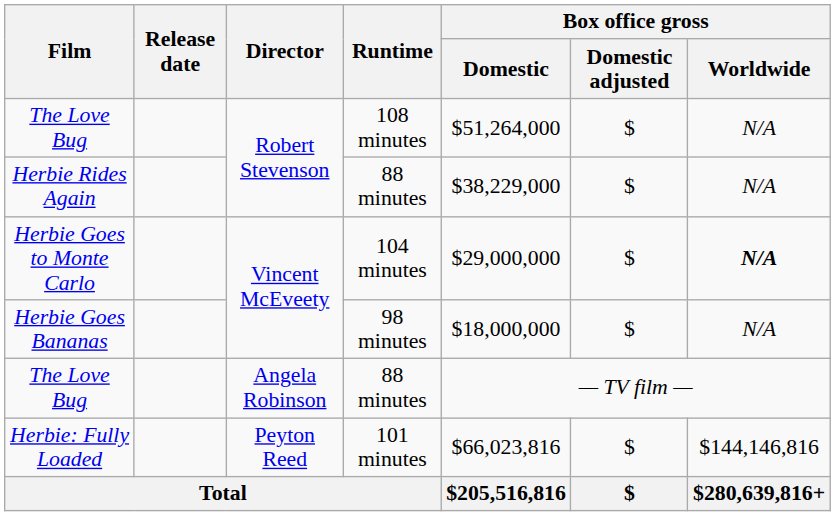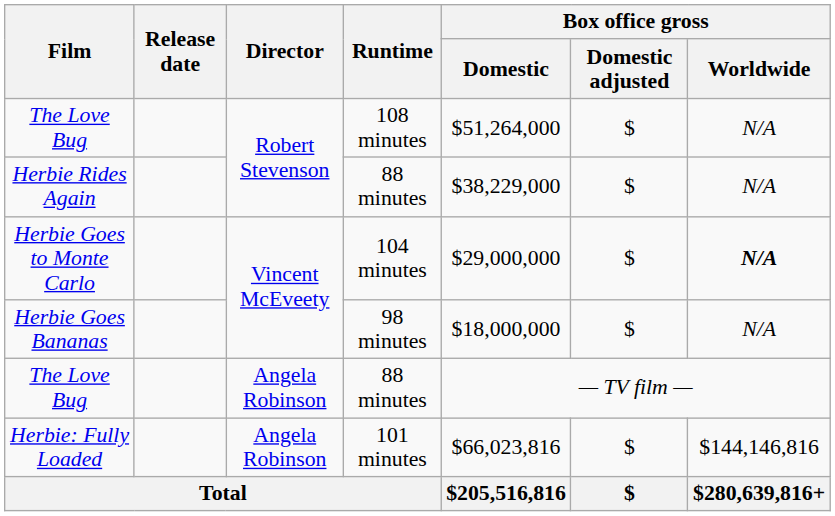(285, 446) Peyton Reed -> (285, 446) Angela Robinson
